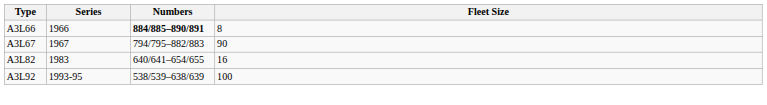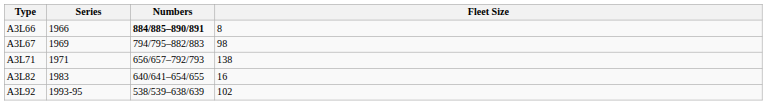(59, 44) 1967 -> (59, 44) 1969
(222, 44) 90 -> (222, 44) 98
+ row: (21, 60)
(225, 76) 100 -> (225, 92) 102
